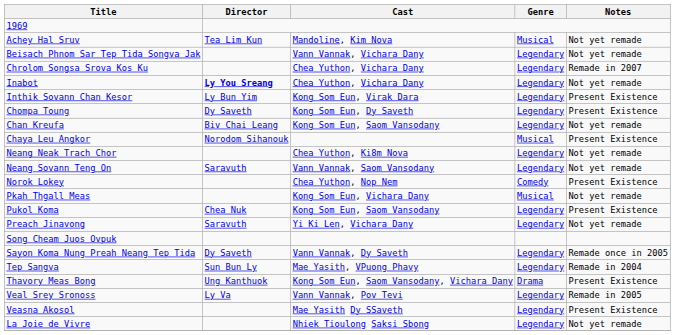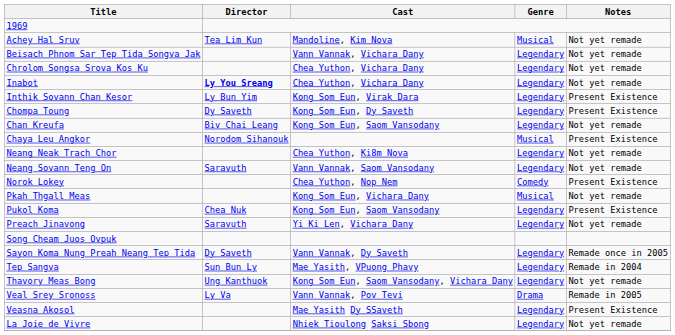(605, 68) Remade in 2007 -> (605, 68) Not yet remade
(530, 281) Drama -> (541, 281) Legendary
(613, 281) Present Existence -> (605, 281) Not yet remade
(541, 295) Legendary -> (530, 295) Drama
